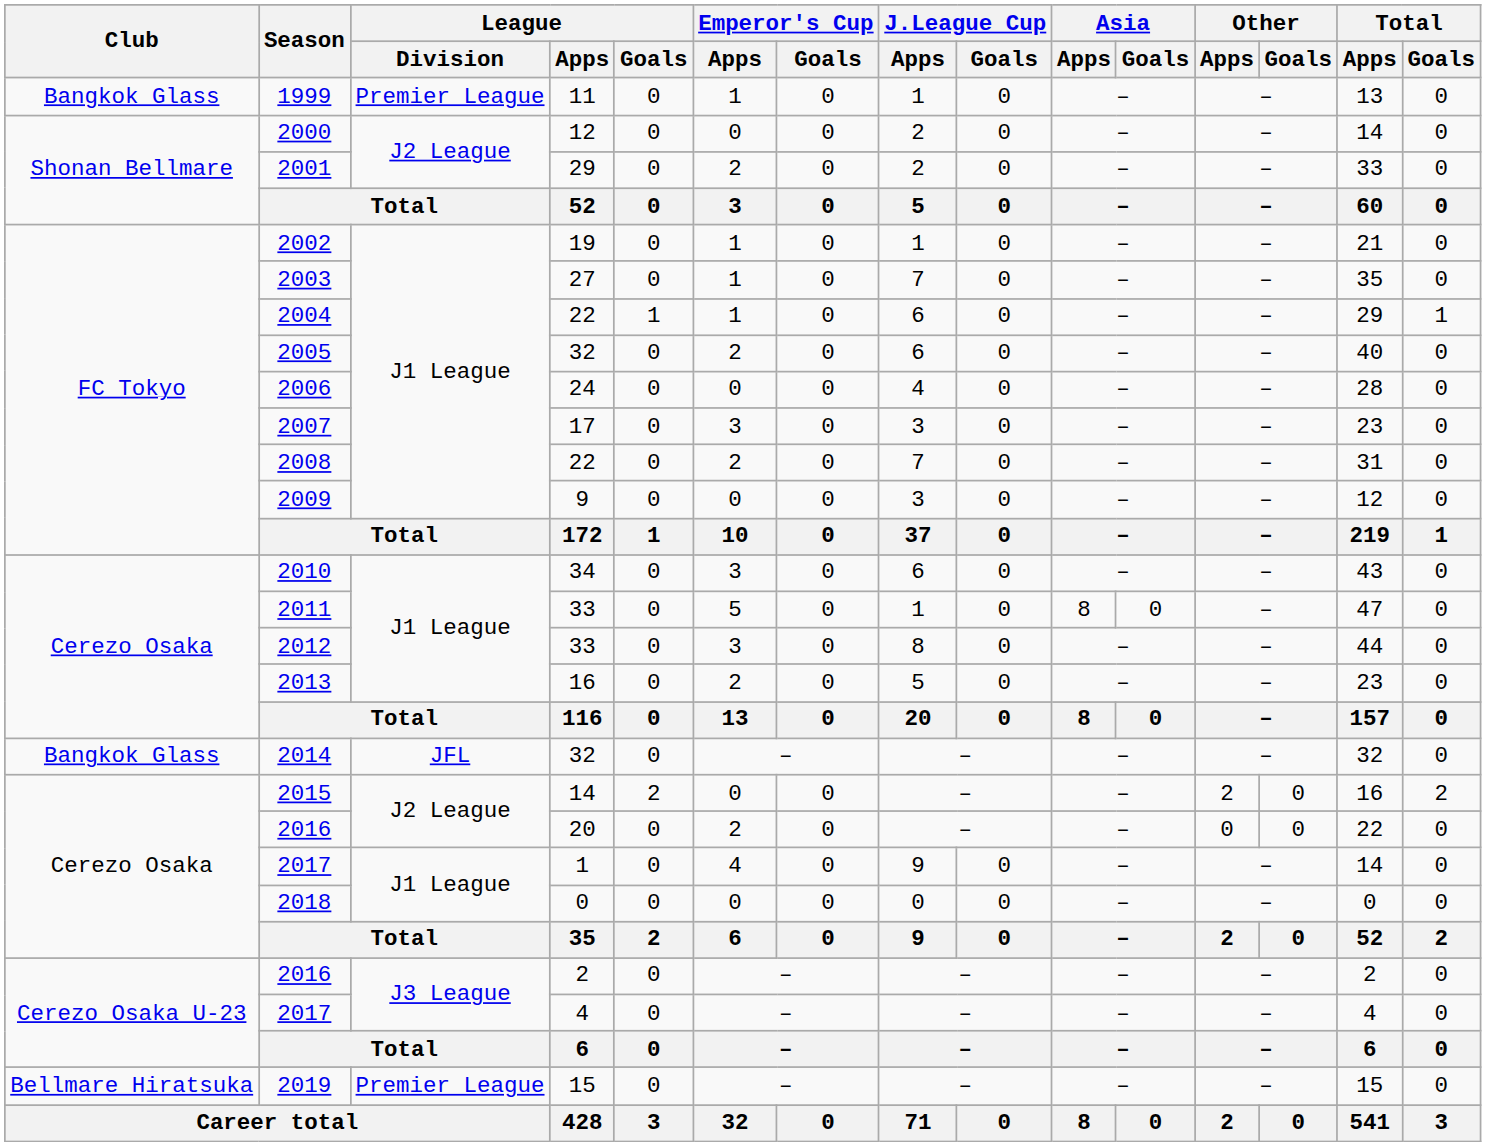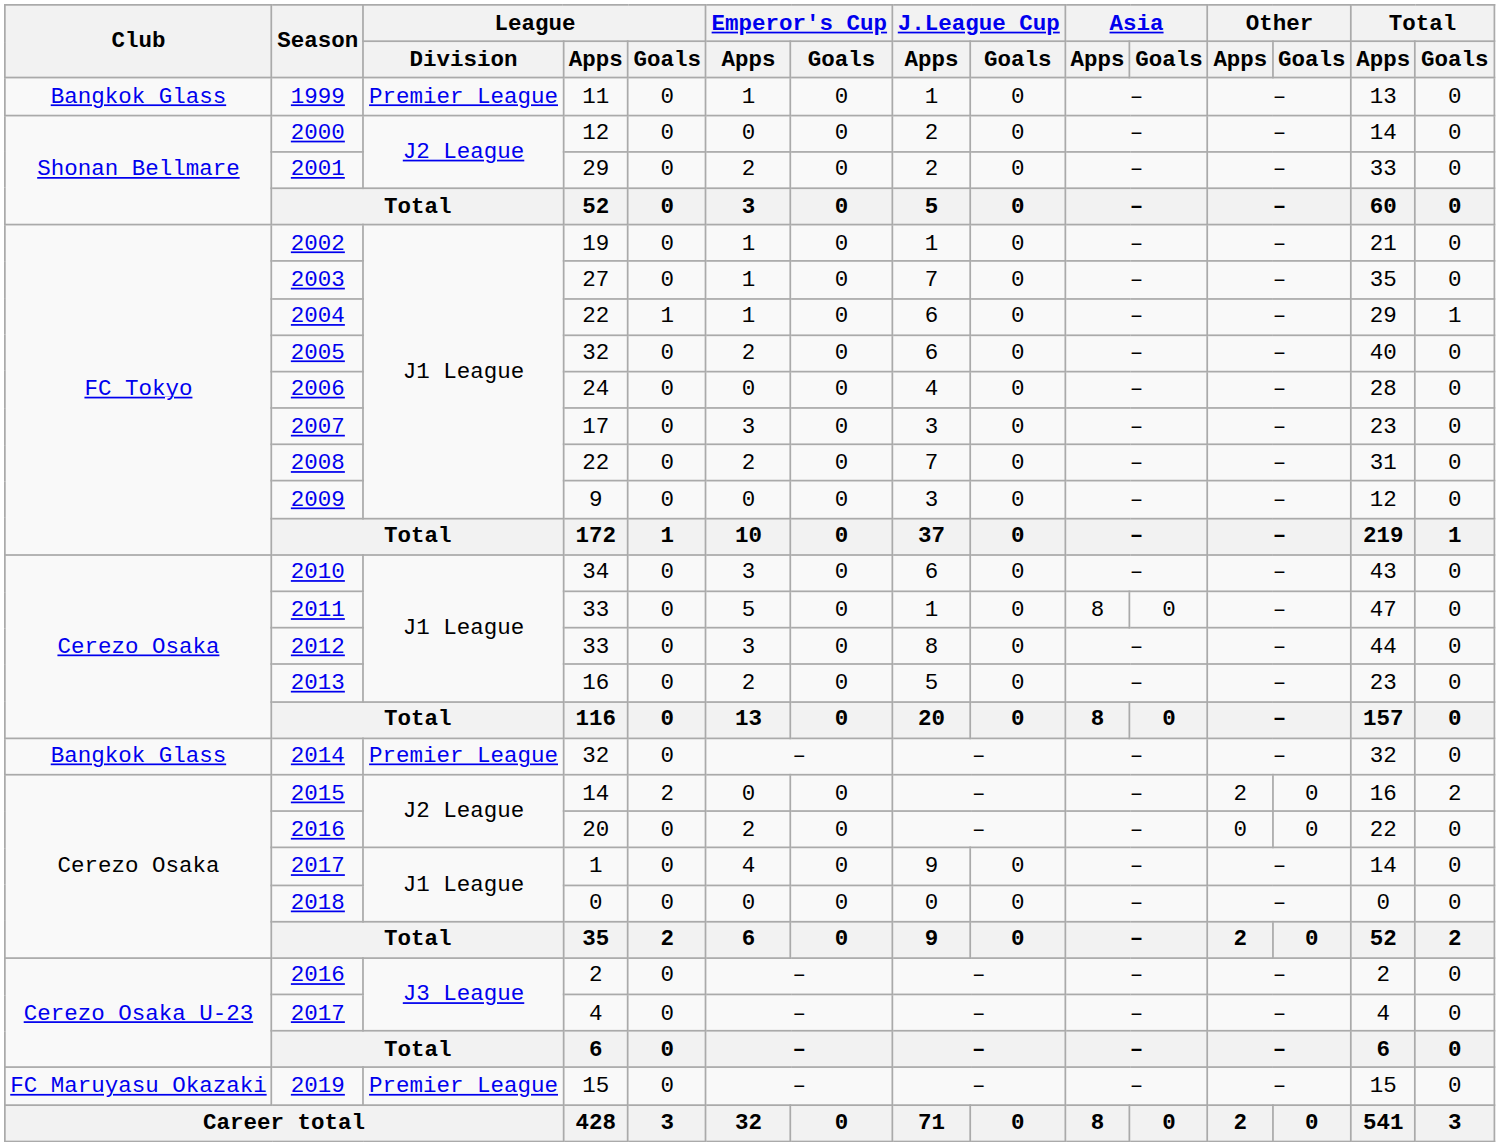(450, 756) JFL -> (464, 756) Premier League
(132, 1086) Bellmare Hiratsuka -> (138, 1086) FC Maruyasu Okazaki
